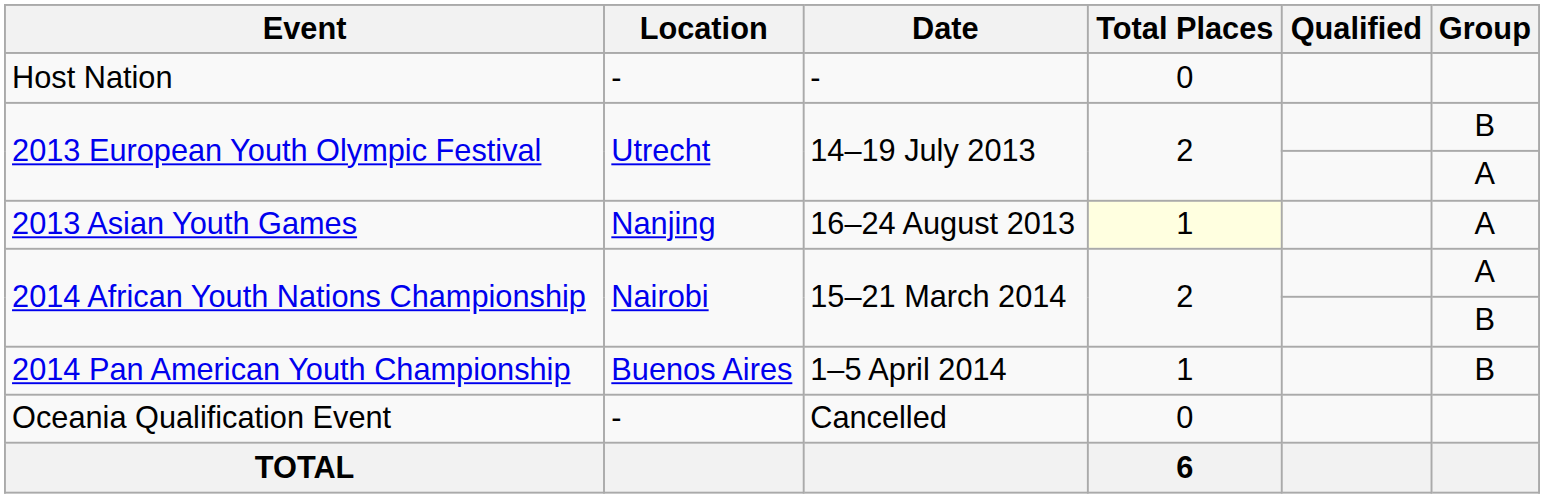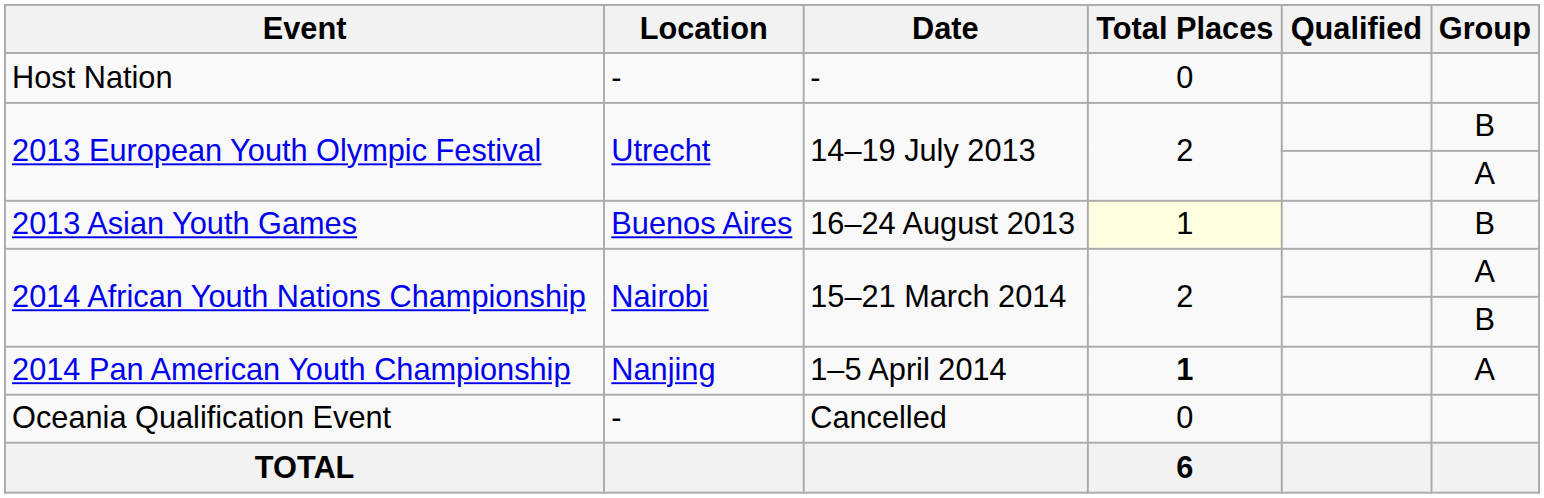(663, 223) Nanjing -> (702, 223) Buenos Aires
(1485, 223) A -> (1485, 223) B
(702, 369) Buenos Aires -> (663, 369) Nanjing
(1185, 369) normal -> (1185, 369) bold
(1485, 369) B -> (1485, 369) A
